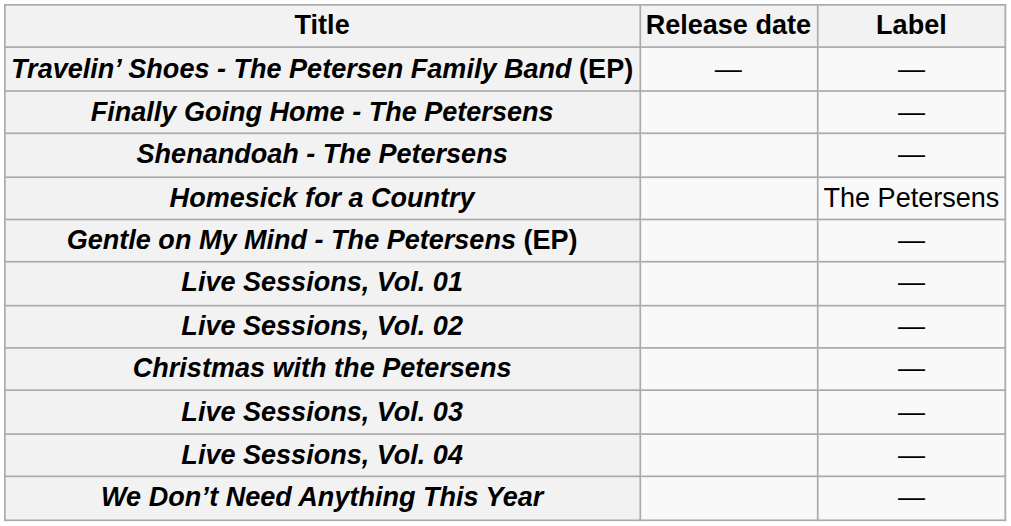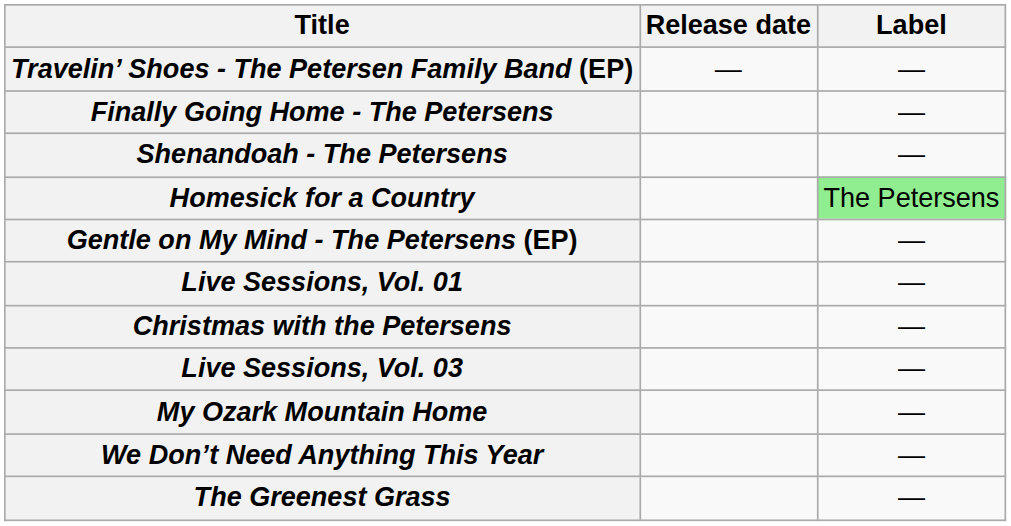(911, 197) no background -> (911, 197) lightgreen background
- row: (322, 326)
- row: (322, 454)
+ row: (322, 411)
+ row: (322, 497)
